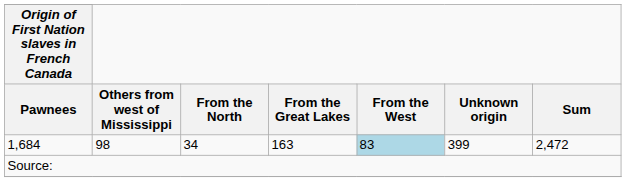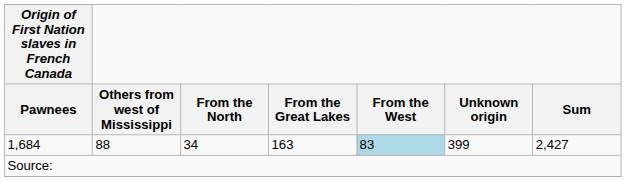(103, 145) 98 -> (103, 145) 88
(552, 145) 2,472 -> (552, 145) 2,427
